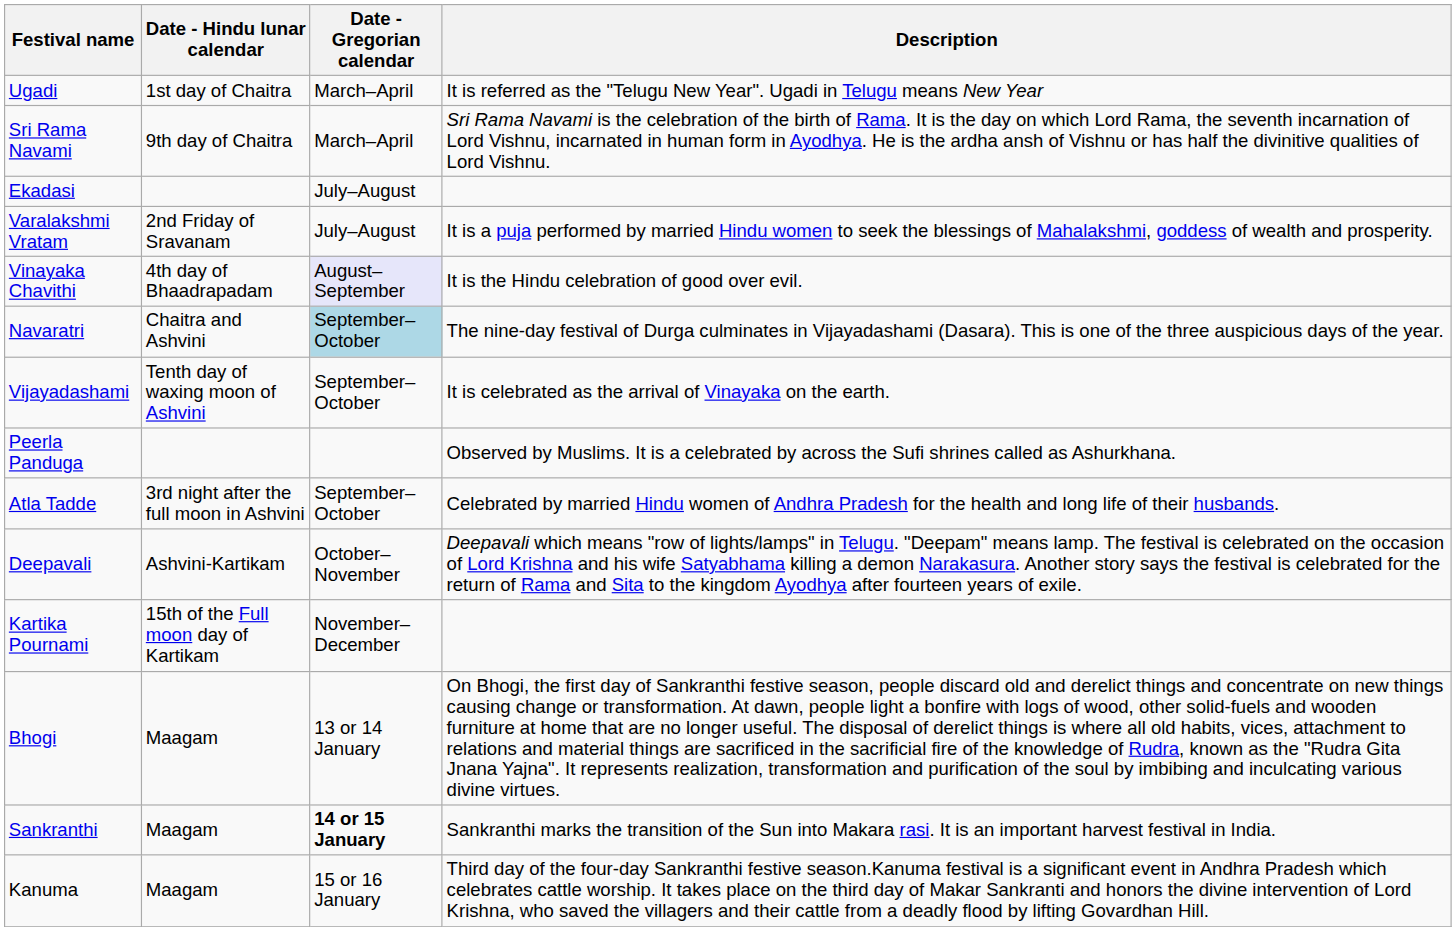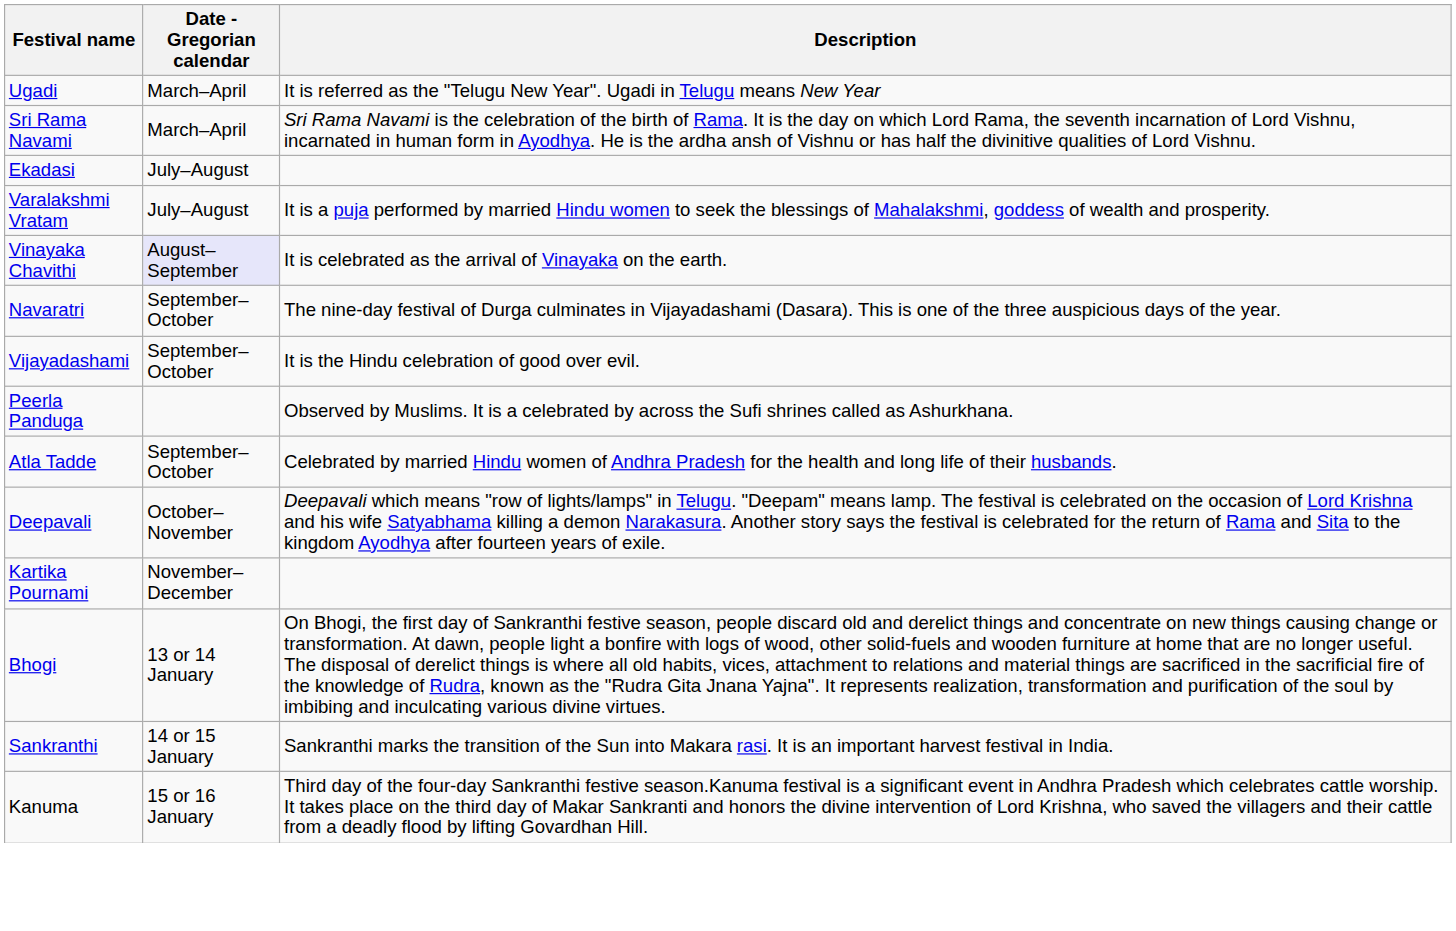- column: (226, 40)
(625, 281) It is the Hindu celebration of good over evil. -> (506, 260) It is celebrated as the arrival of Vinayaka on the earth.
(365, 331) lightblue background -> (198, 310) no background
(668, 392) It is celebrated as the arrival of Vinayaka on the earth. -> (462, 360) It is the Hindu celebration of good over evil.
(350, 829) bold -> (181, 746) normal
